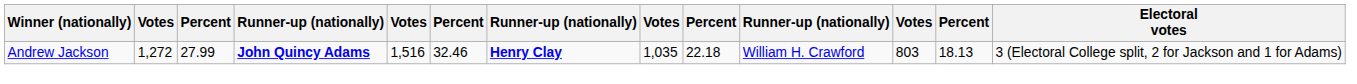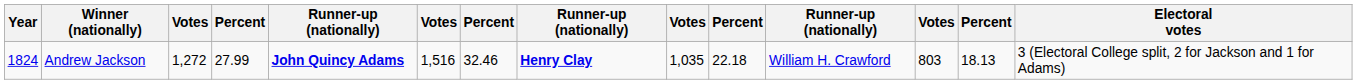+ column: (23, 23)
